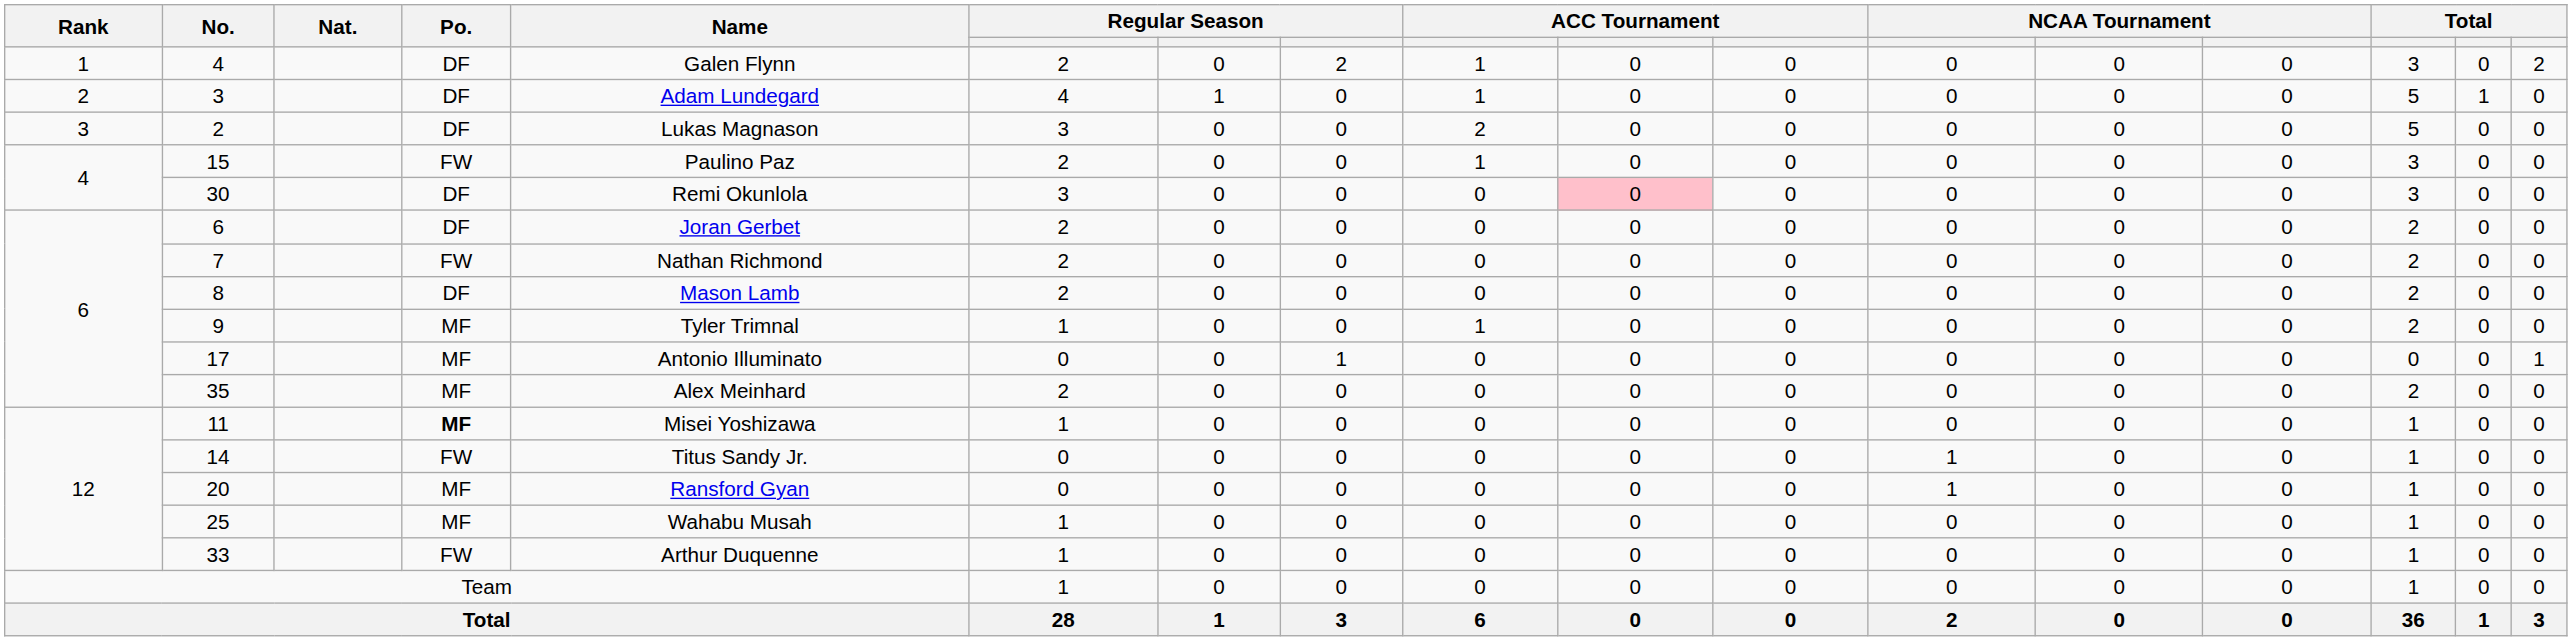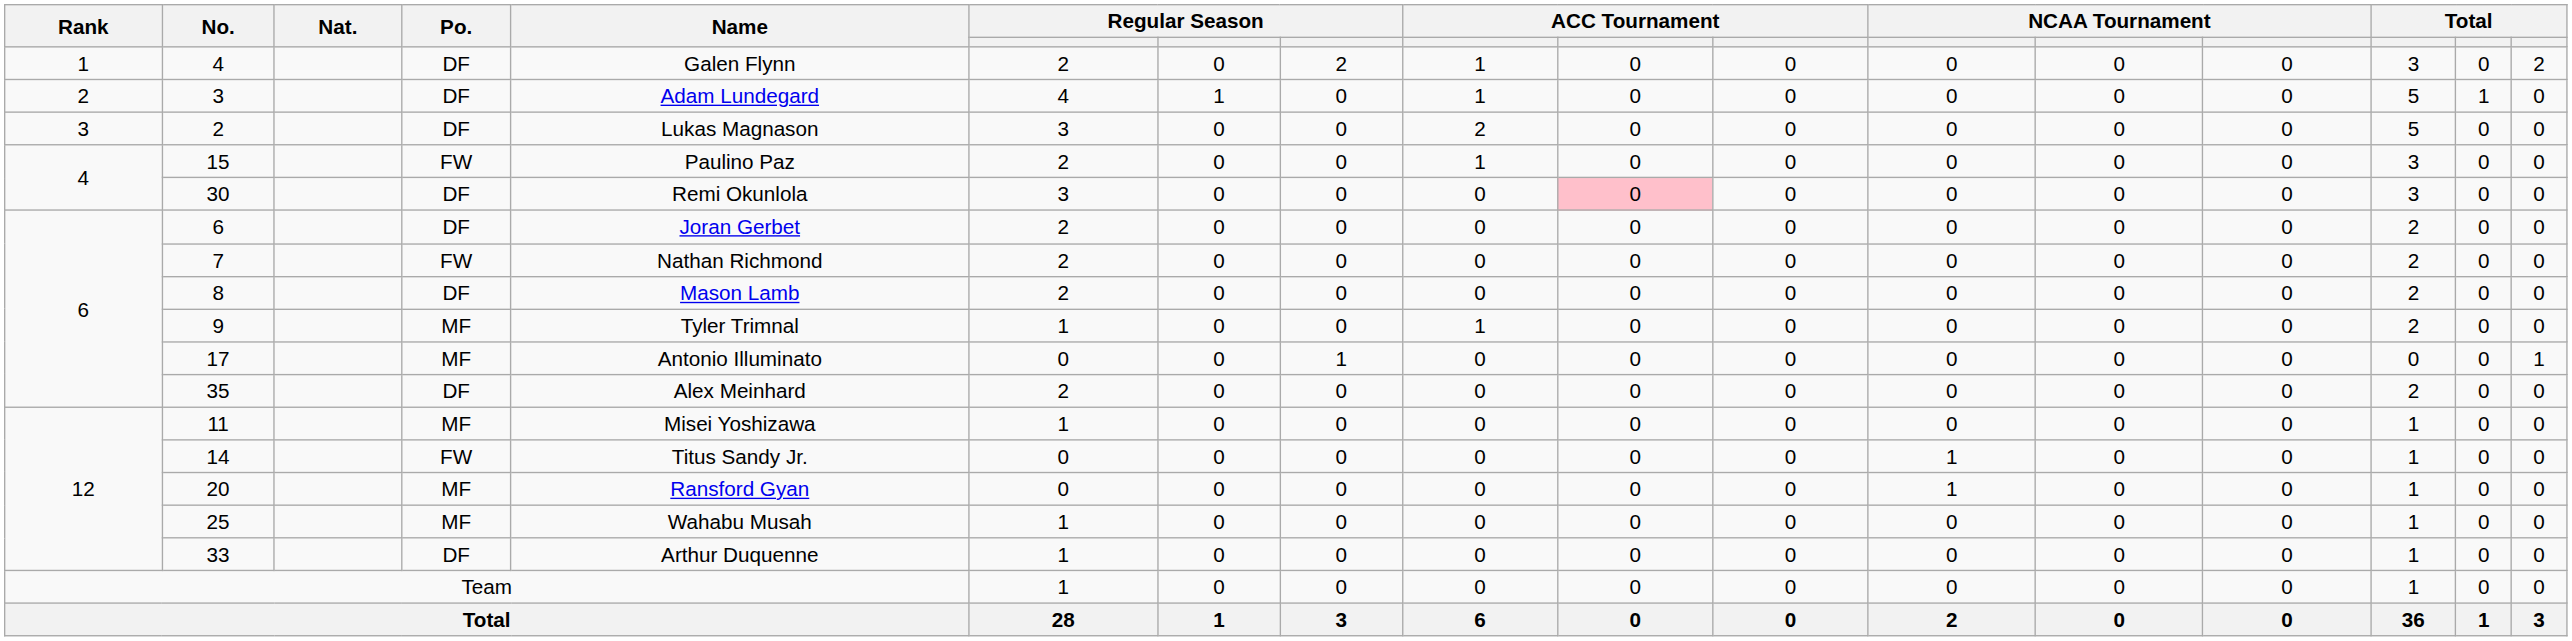(456, 391) MF -> (456, 391) DF
(456, 424) bold -> (456, 424) normal
(456, 554) FW -> (456, 554) DF
